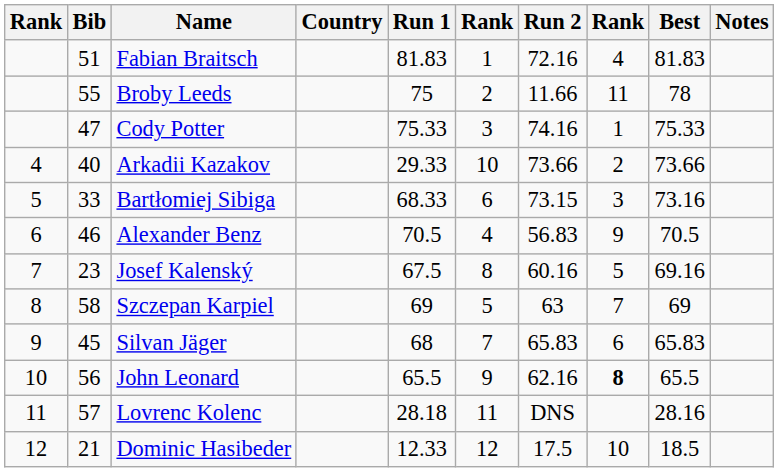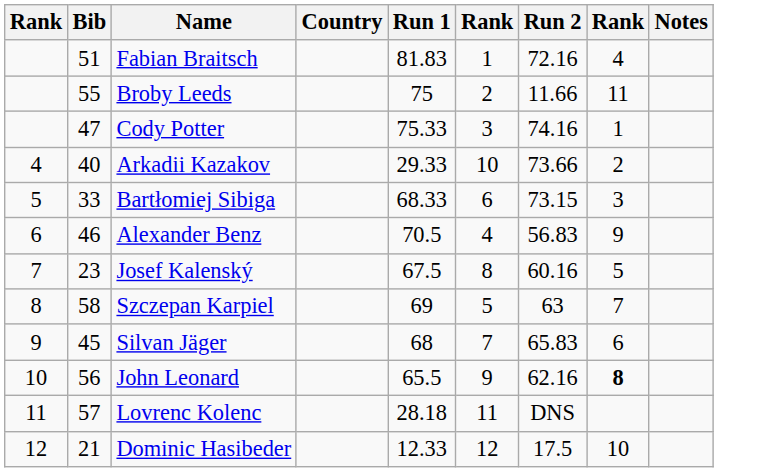- column: (680, 22)
